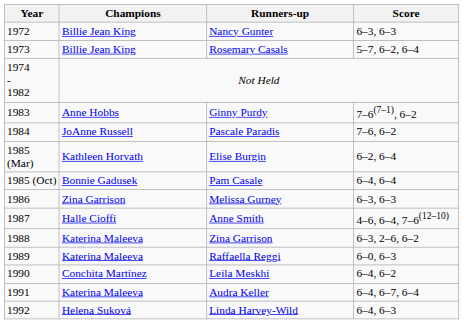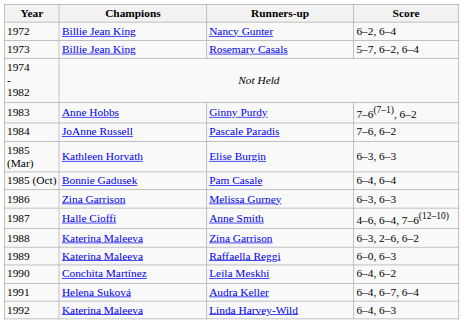(376, 31) 6–3, 6–3 -> (376, 31) 6–2, 6–4
(376, 156) 6–2, 6–4 -> (376, 156) 6–3, 6–3
(102, 292) Katerina Maleeva -> (96, 292) Helena Suková
(96, 310) Helena Suková -> (102, 310) Katerina Maleeva
